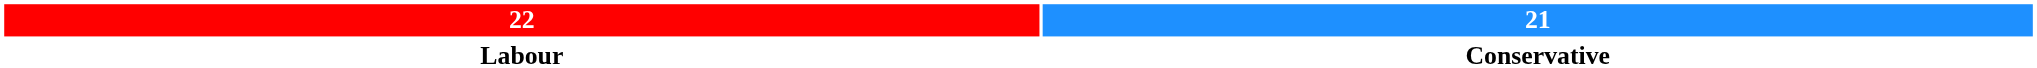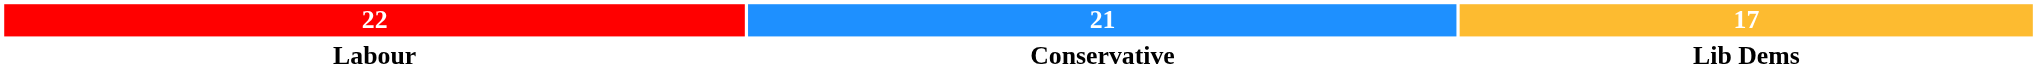+ column: (1746, 20)
